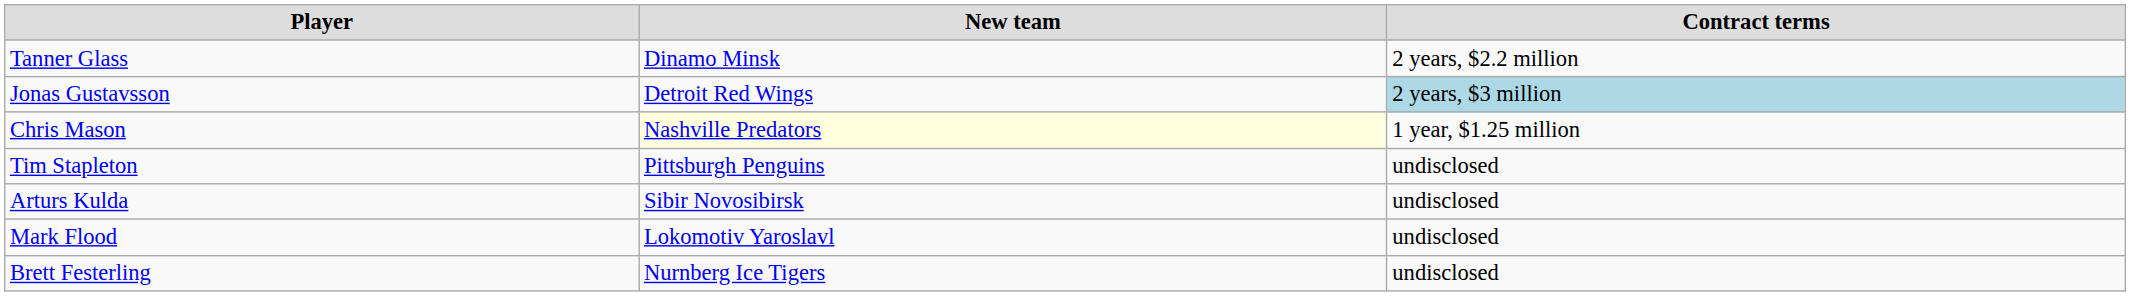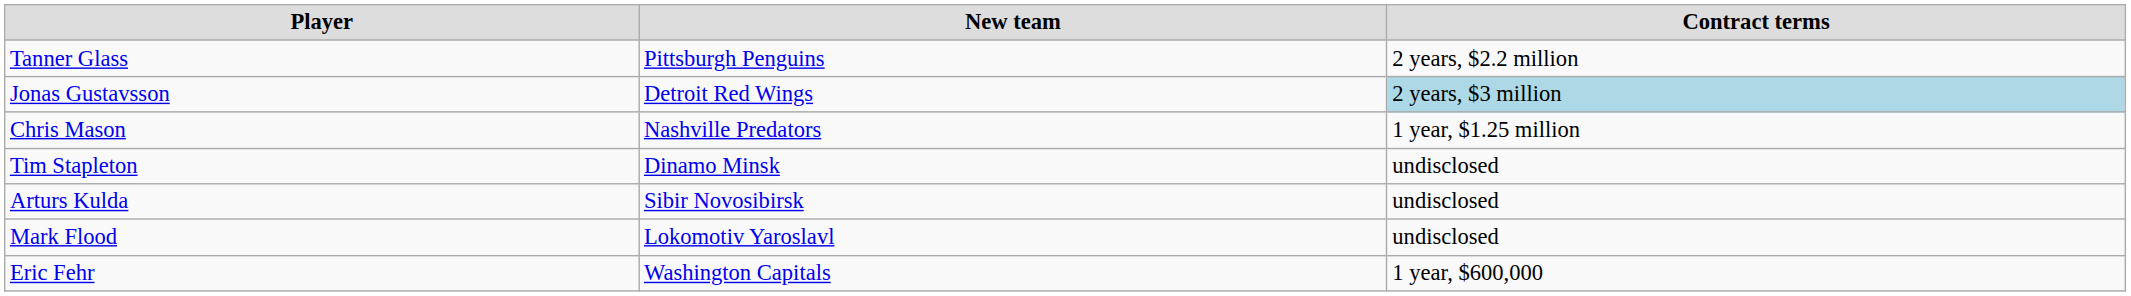(712, 58) Dinamo Minsk -> (734, 58) Pittsburgh Penguins
(733, 129) lightyellow background -> (733, 129) no background
(734, 165) Pittsburgh Penguins -> (712, 165) Dinamo Minsk
- row: (80, 272)
+ row: (52, 272)
